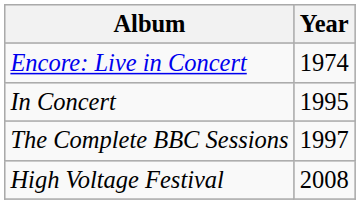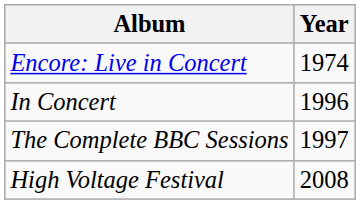(324, 101) 1995 -> (324, 101) 1996
